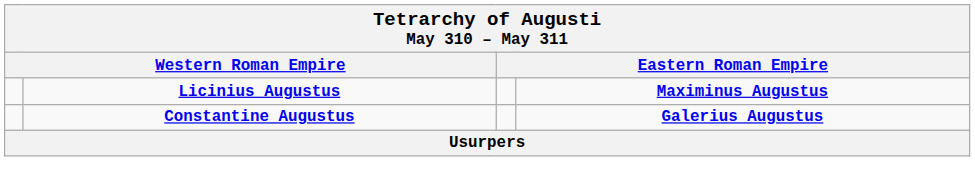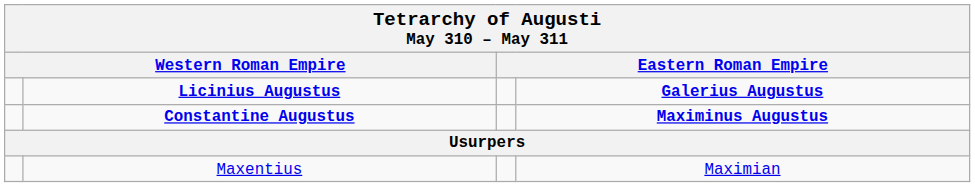(742, 91) Maximinus Augustus -> (742, 91) Galerius Augustus
(742, 117) Galerius Augustus -> (742, 117) Maximinus Augustus
+ row: (259, 169)
